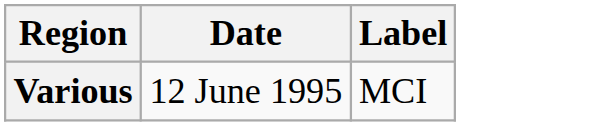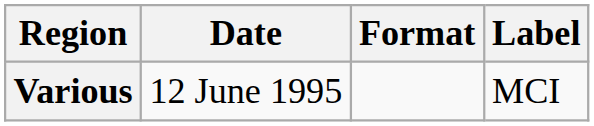+ column: (417, 33)
